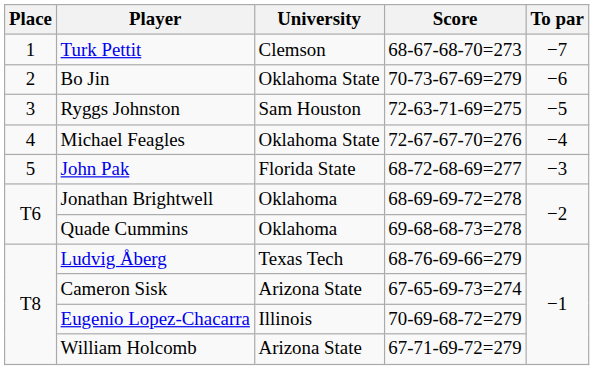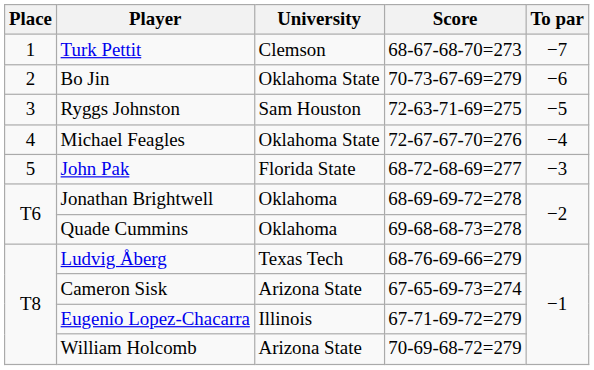(455, 318) 70-69-68-72=279 -> (455, 318) 67-71-69-72=279
(455, 348) 67-71-69-72=279 -> (455, 348) 70-69-68-72=279
